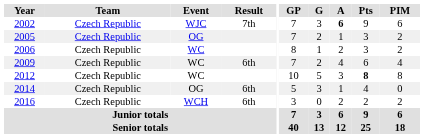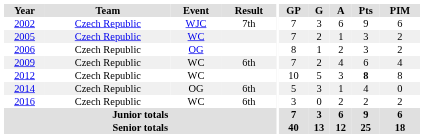(341, 23) bold -> (341, 23) normal
(196, 36) OG -> (196, 36) WC
(196, 49) WC -> (196, 49) OG
(196, 101) WCH -> (196, 101) WC
